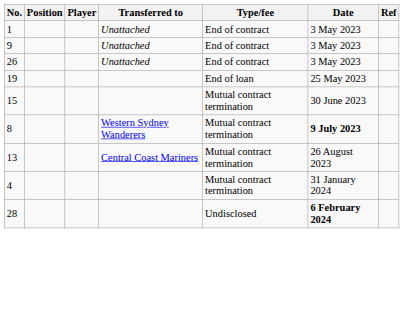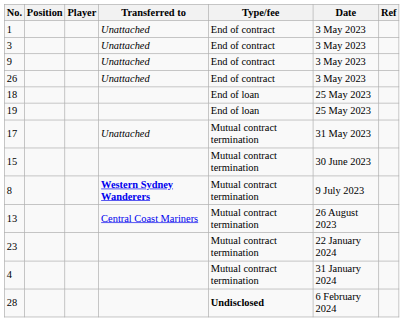+ row: (9, 45)
+ row: (12, 95)
+ row: (12, 134)
(135, 129) normal -> (137, 190) bold
(336, 129) bold -> (340, 190) normal
+ row: (12, 246)
(231, 213) normal -> (237, 303) bold
(335, 213) bold -> (338, 303) normal
